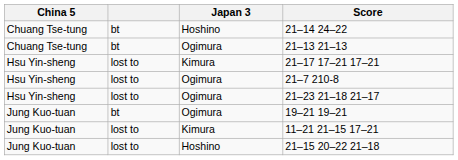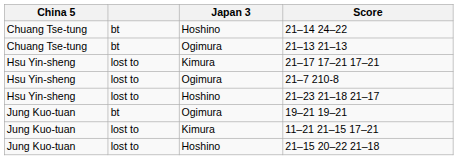(202, 96) Ogimura -> (201, 96) Hoshino
